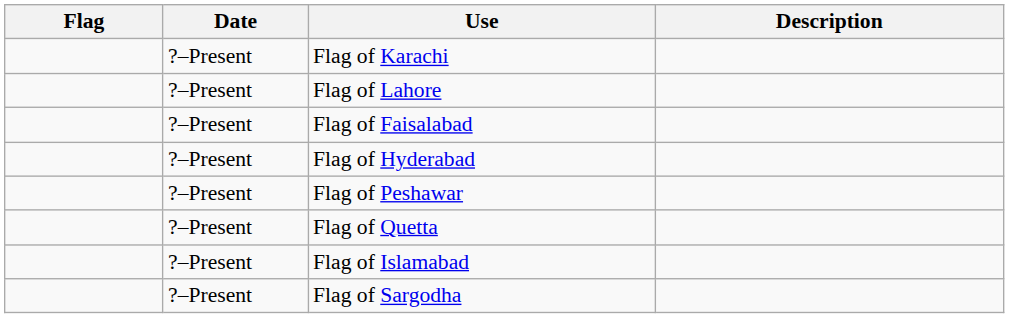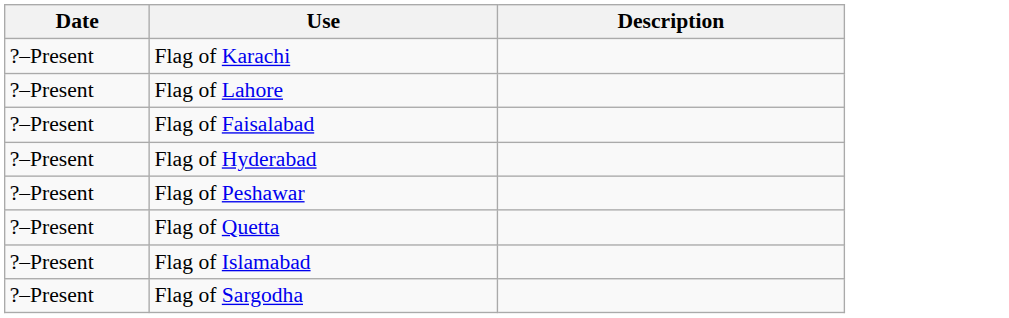- column: (84, 21)
